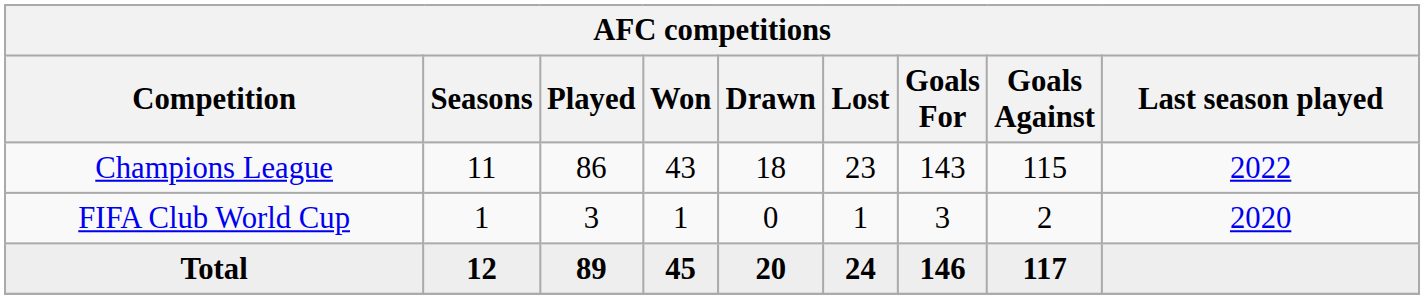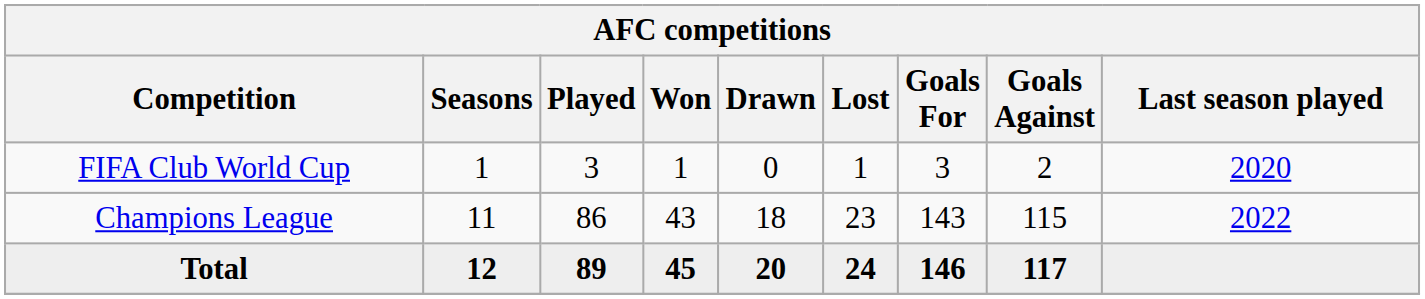rows swapped: (214, 167) <-> (214, 218)
